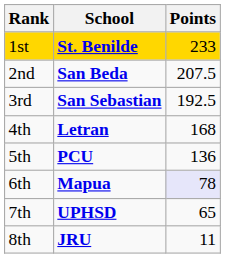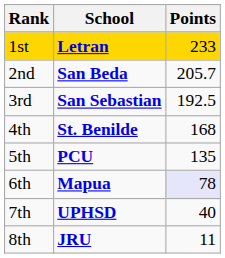(98, 45) St. Benilde -> (83, 45) Letran
(196, 73) 207.5 -> (196, 73) 205.7
(83, 128) Letran -> (98, 128) St. Benilde
(203, 156) 136 -> (203, 156) 135
(207, 211) 65 -> (207, 211) 40
